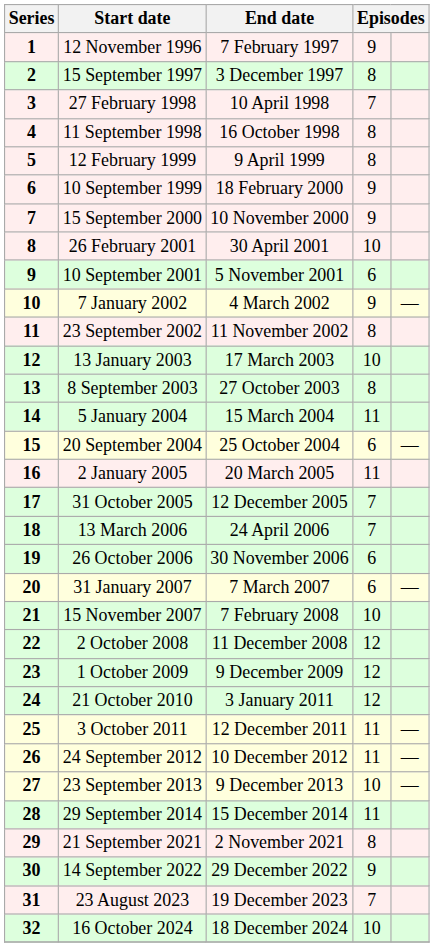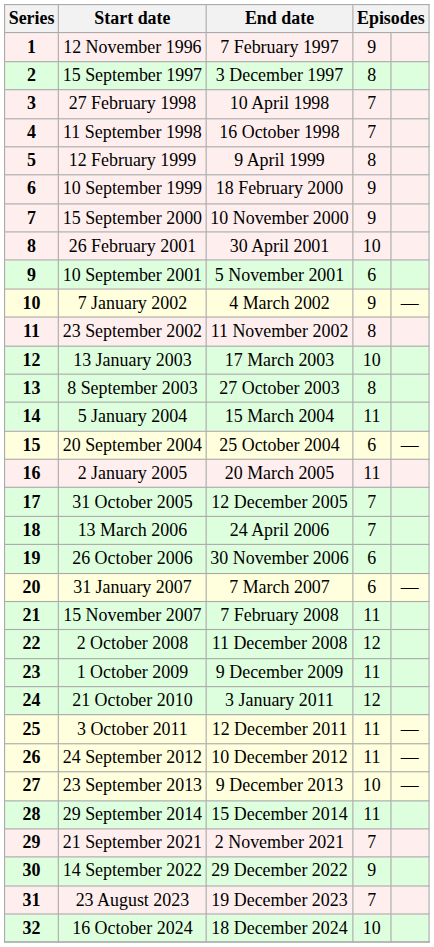(372, 132) 8 -> (372, 132) 7
(372, 615) 10 -> (372, 615) 11
(372, 672) 12 -> (372, 672) 11
(372, 842) 8 -> (372, 842) 7
